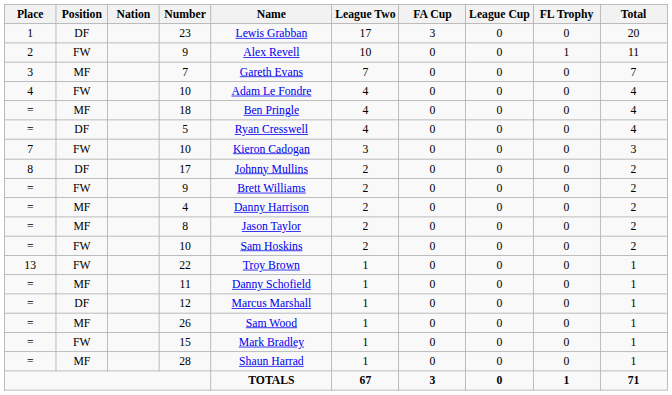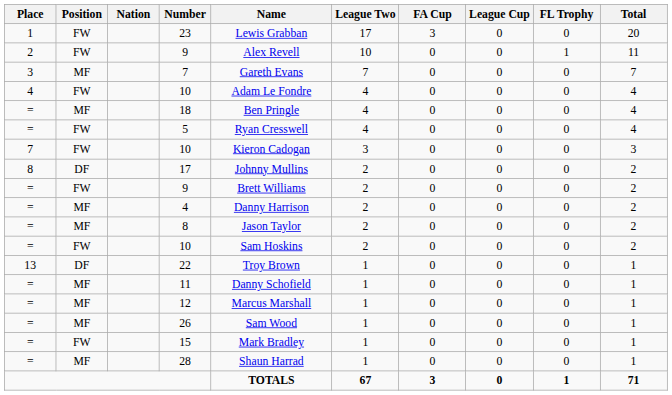(82, 33) DF -> (82, 33) FW
(82, 130) DF -> (82, 130) FW
(82, 265) FW -> (82, 265) DF
(82, 303) DF -> (82, 303) MF
